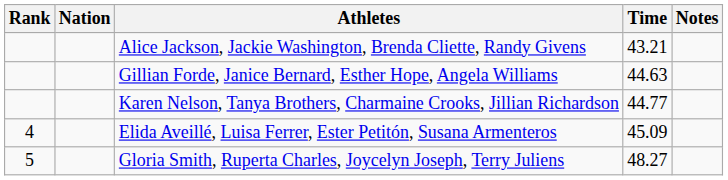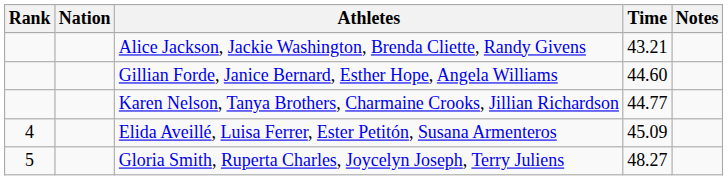(647, 75) 44.63 -> (647, 75) 44.60
